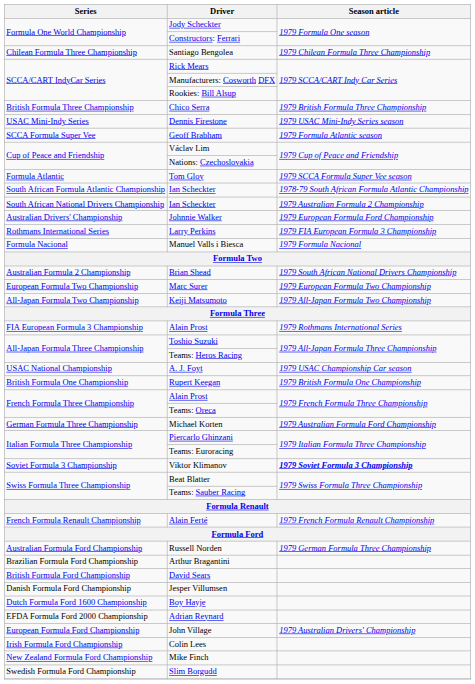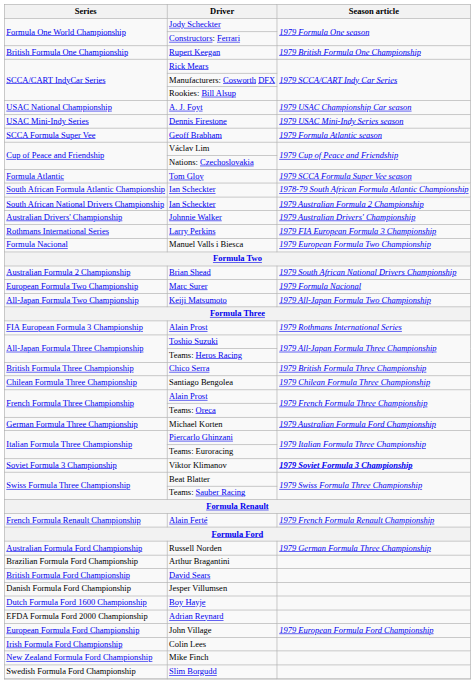rows swapped: (67, 382) <-> (72, 52)
rows swapped: (59, 369) <-> (70, 107)
(356, 217) 1979 European Formula Ford Championship -> (347, 217) 1979 Australian Drivers' Championship
(320, 245) 1979 Formula Nacional -> (355, 245) 1979 European Formula Two Championship
(355, 286) 1979 European Formula Two Championship -> (320, 286) 1979 Formula Nacional
(347, 630) 1979 Australian Drivers' Championship -> (356, 630) 1979 European Formula Ford Championship
